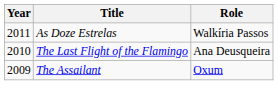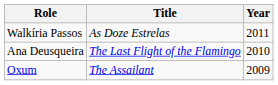columns swapped: (19, 13) <-> (232, 13)
